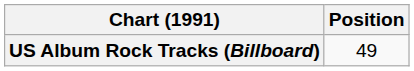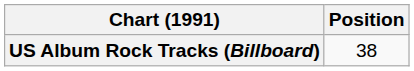(367, 50) 49 -> (367, 50) 38
